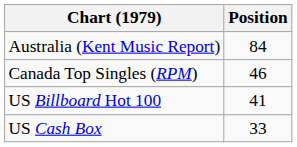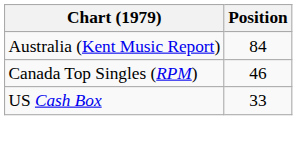- row: (85, 100)
